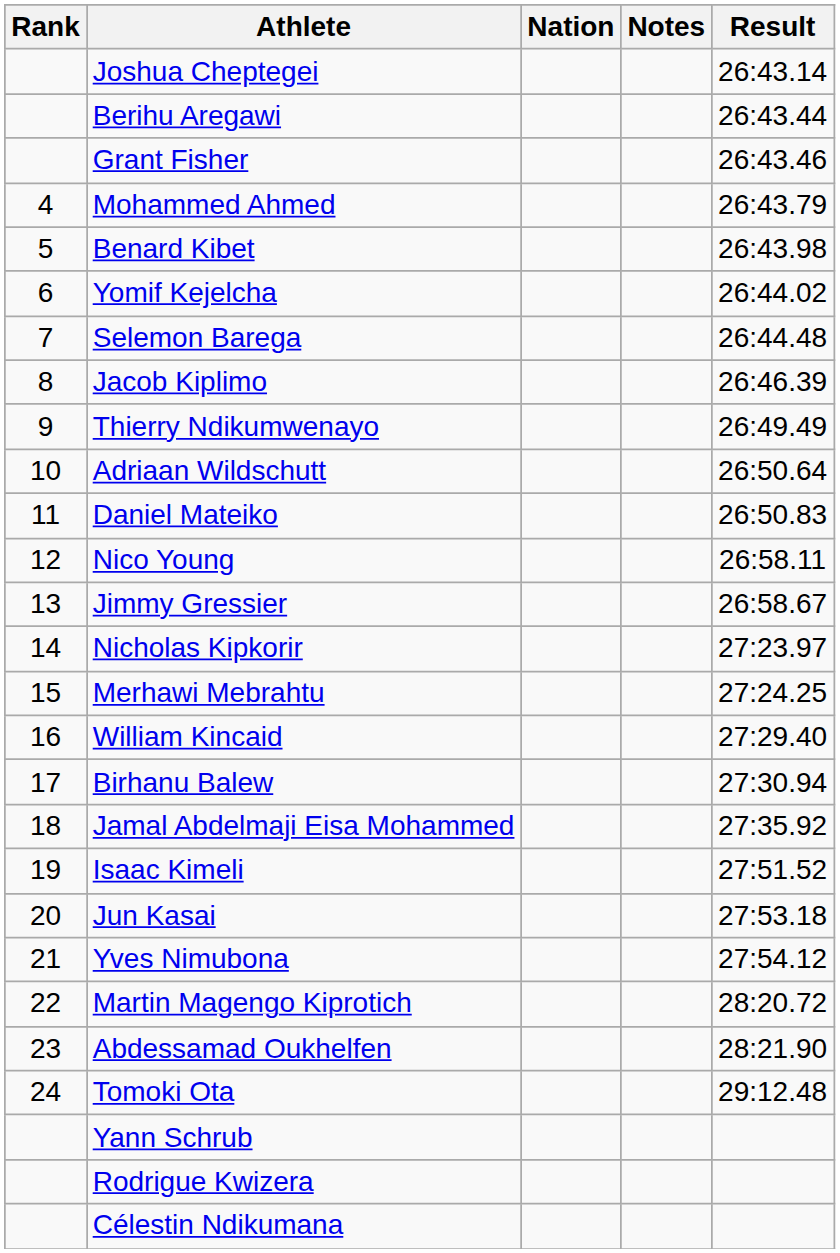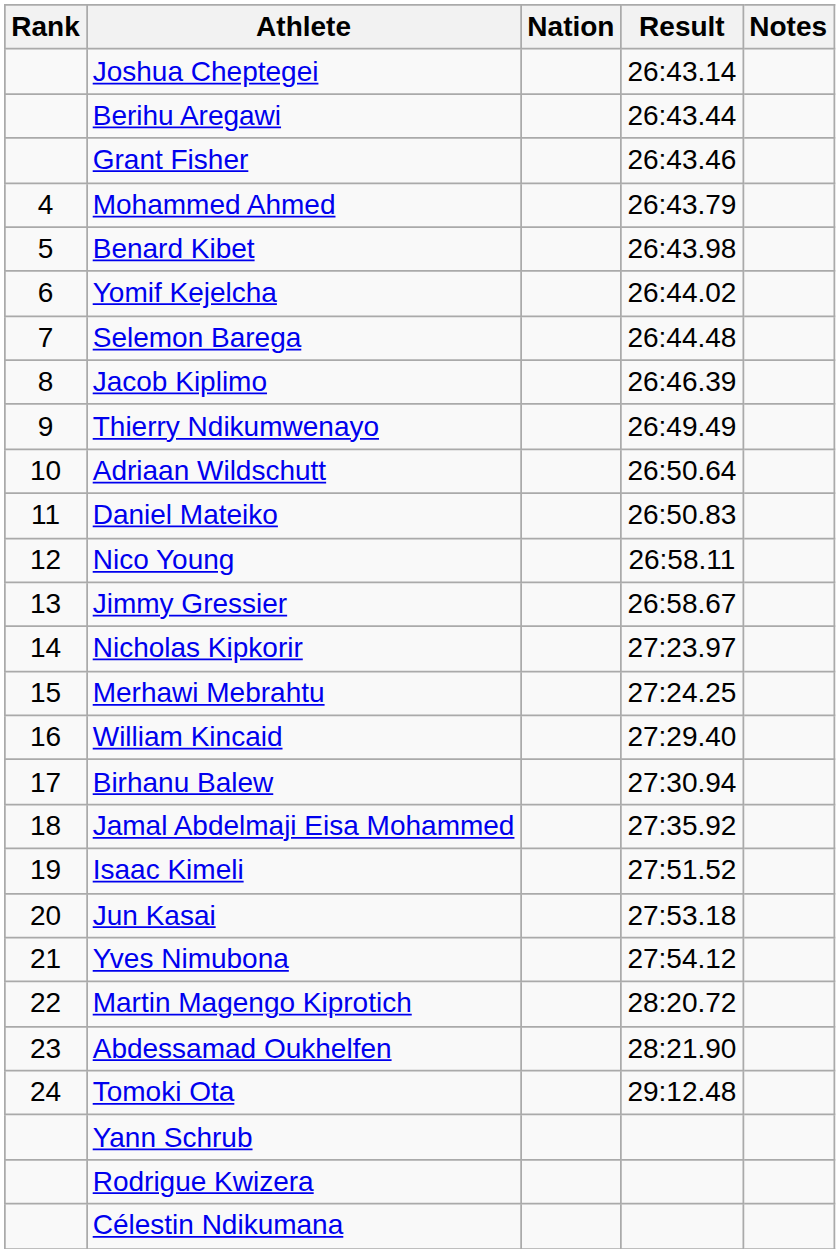columns swapped: (773, 26) <-> (666, 26)
